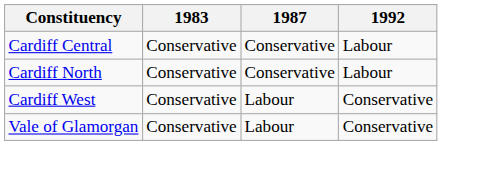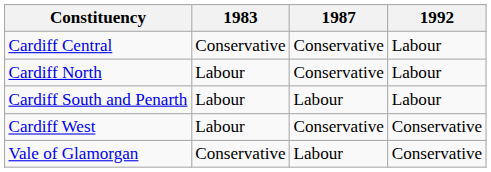(191, 72) Conservative -> (220, 72) Labour
+ row: (98, 99)
(191, 99) Conservative -> (220, 126) Labour
(269, 99) Labour -> (339, 126) Conservative
